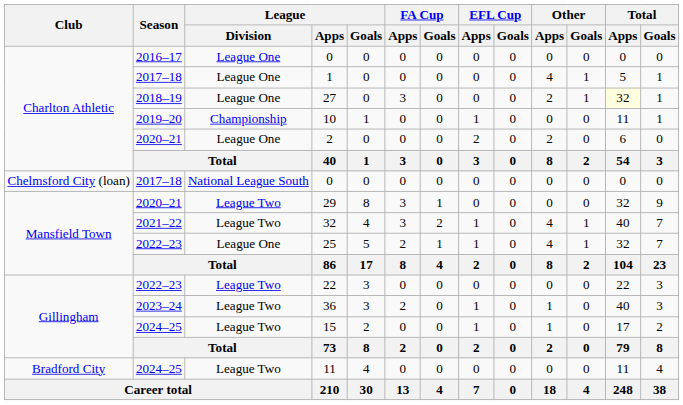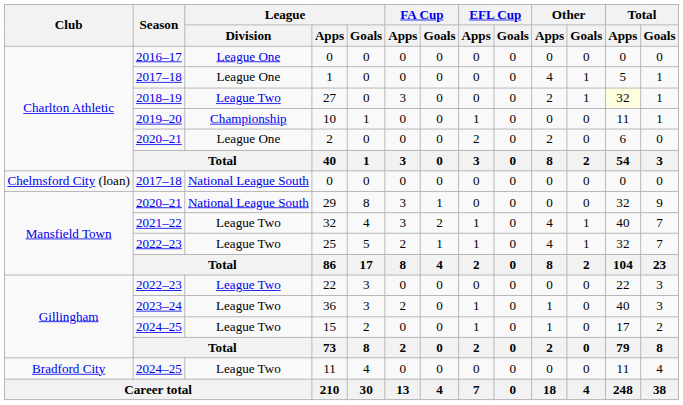(248, 98) League One -> (248, 98) League Two
(248, 202) League Two -> (248, 202) National League South
(248, 243) League One -> (248, 243) League Two
